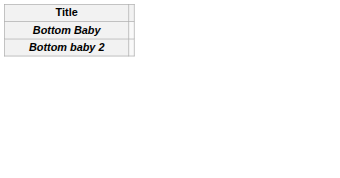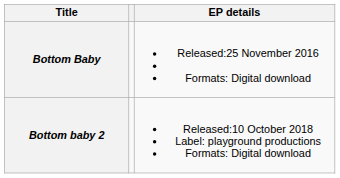+ column: (234, 13)
